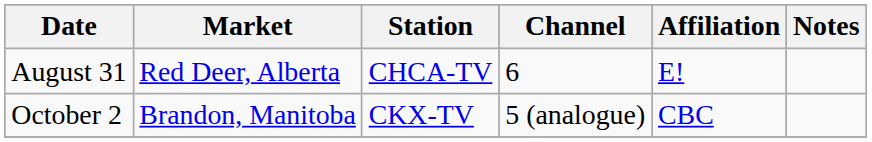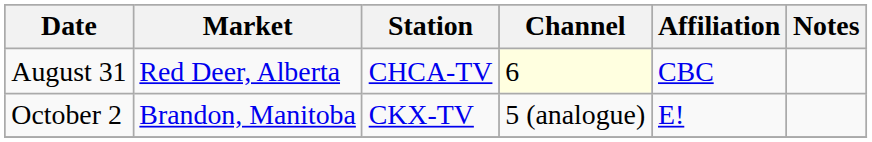(512, 70) no background -> (512, 70) lightyellow background
(671, 70) E! -> (686, 70) CBC
(686, 114) CBC -> (671, 114) E!
